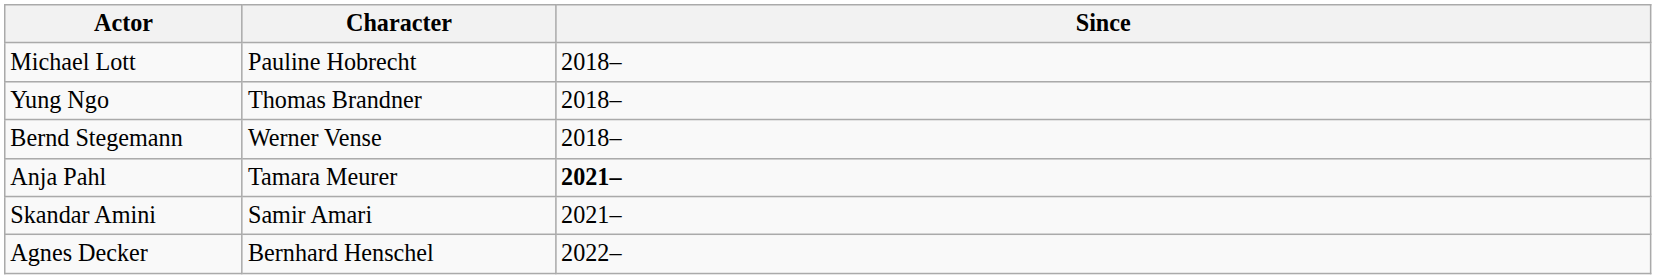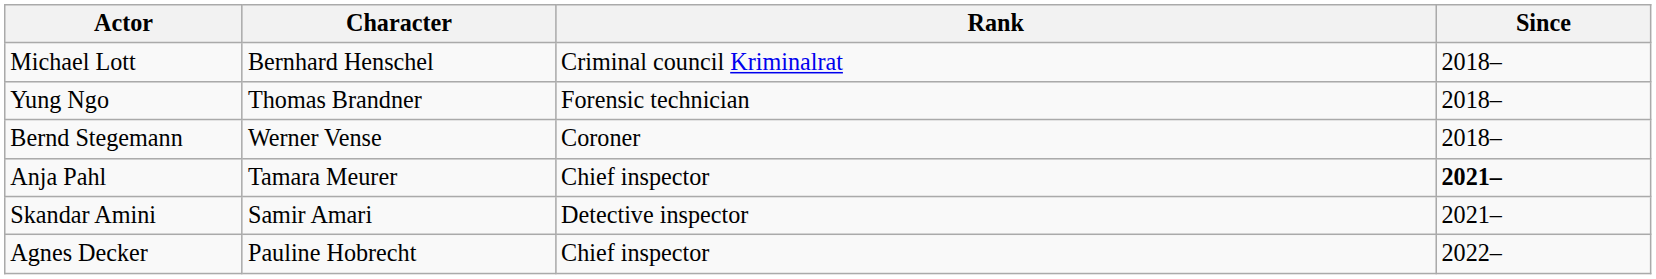+ column: (996, 23)
(332, 61) Pauline Hobrecht -> (341, 61) Bernhard Henschel
(341, 253) Bernhard Henschel -> (332, 253) Pauline Hobrecht
